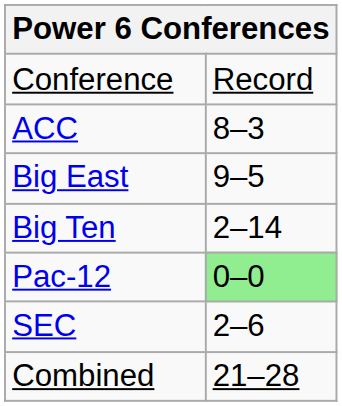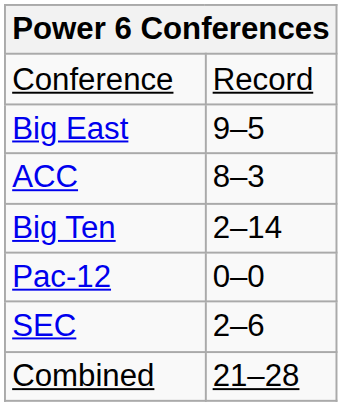rows swapped: (45, 128) <-> (70, 177)
(239, 276) lightgreen background -> (239, 276) no background
